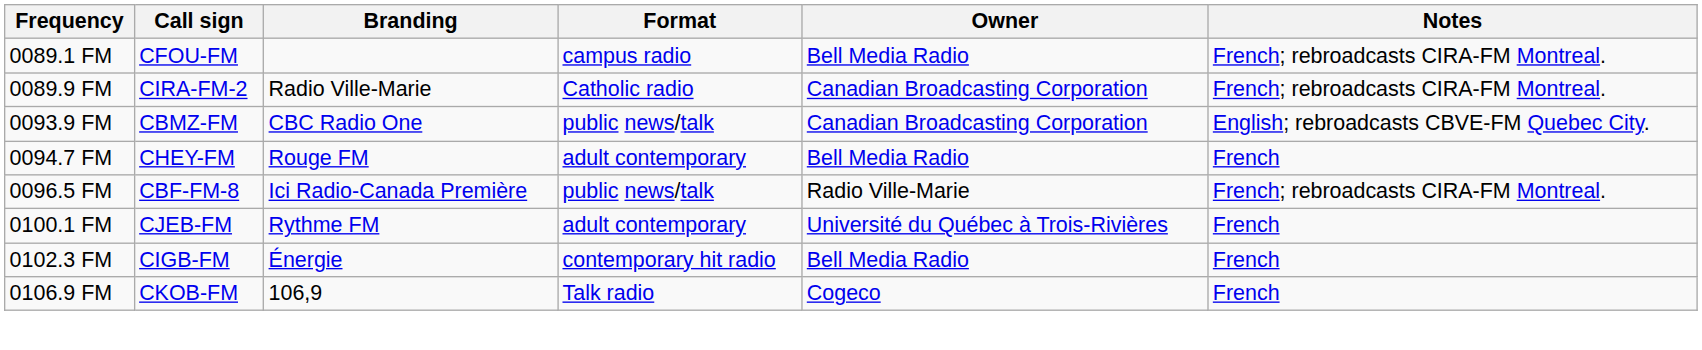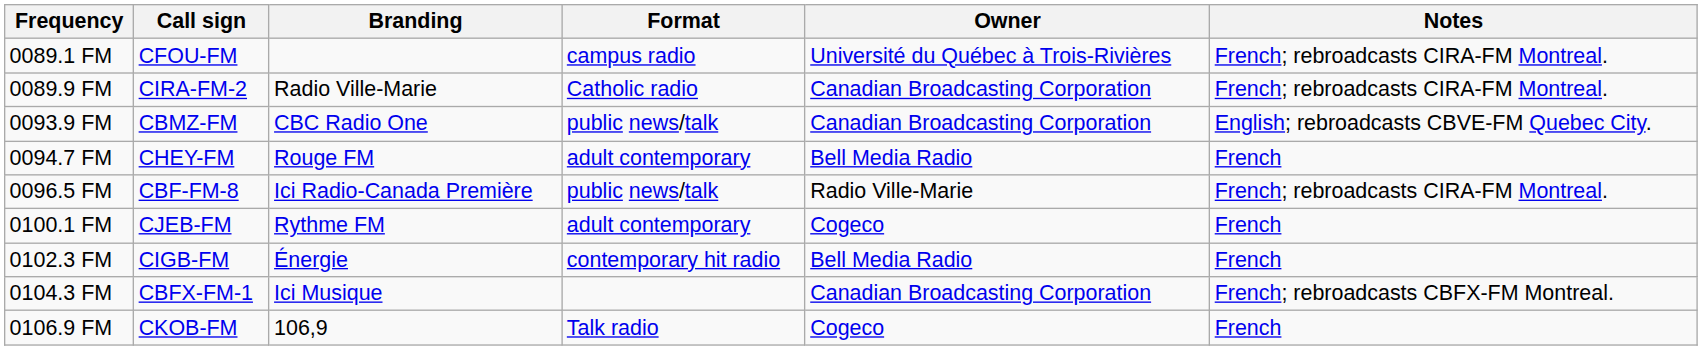(888, 55) Bell Media Radio -> (991, 55) Université du Québec à Trois-Rivières
(987, 225) Université du Québec à Trois-Rivières -> (847, 225) Cogeco
+ row: (61, 293)
